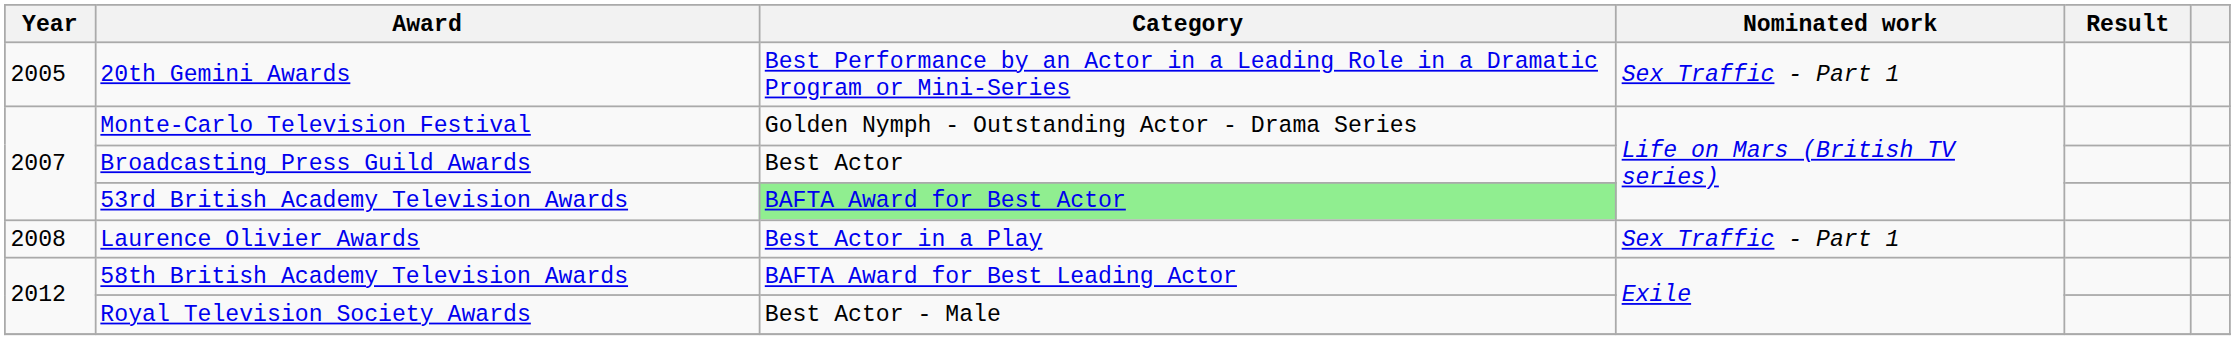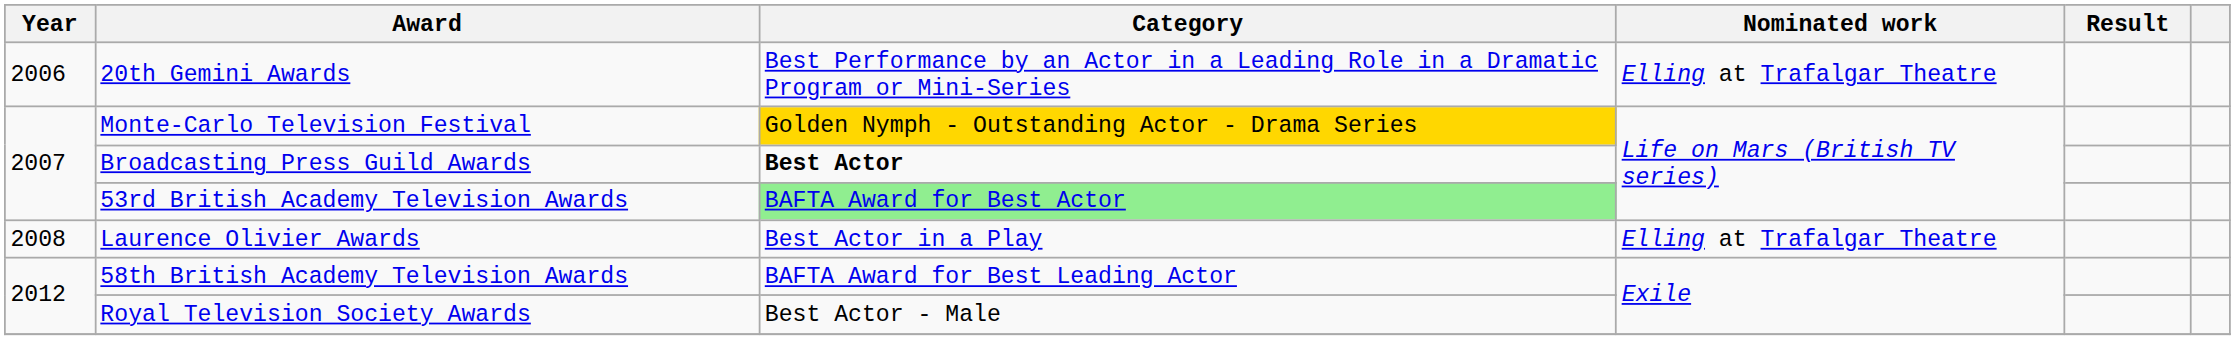(38, 75) 2005 -> (38, 75) 2006
(1761, 75) Sex Traffic - Part 1 -> (1809, 75) Elling at Trafalgar Theatre
(1091, 126) no background -> (1091, 126) gold background
(834, 164) normal -> (834, 164) bold
(1761, 239) Sex Traffic - Part 1 -> (1809, 239) Elling at Trafalgar Theatre
